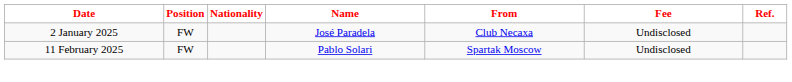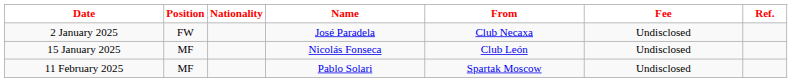+ row: (84, 50)
(185, 50) FW -> (185, 68) MF
